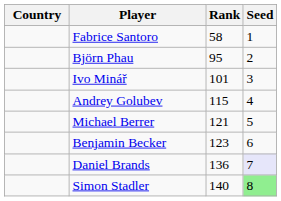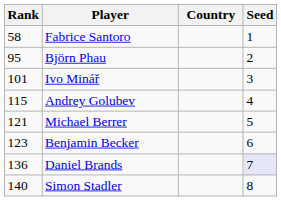columns swapped: (37, 15) <-> (225, 15)
(250, 185) lightgreen background -> (250, 185) no background
